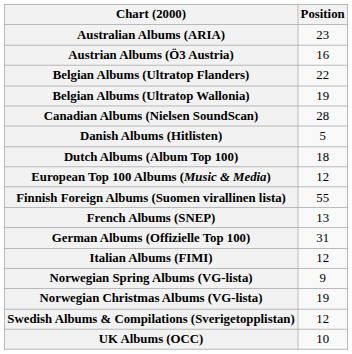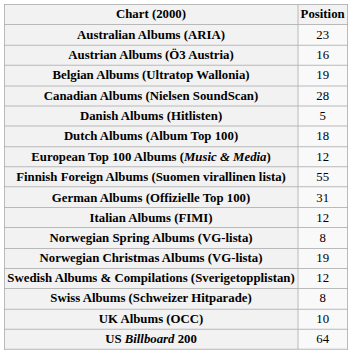- row: (151, 75)
- row: (151, 217)
(323, 278) 9 -> (323, 237) 8
+ row: (151, 298)
+ row: (151, 339)
